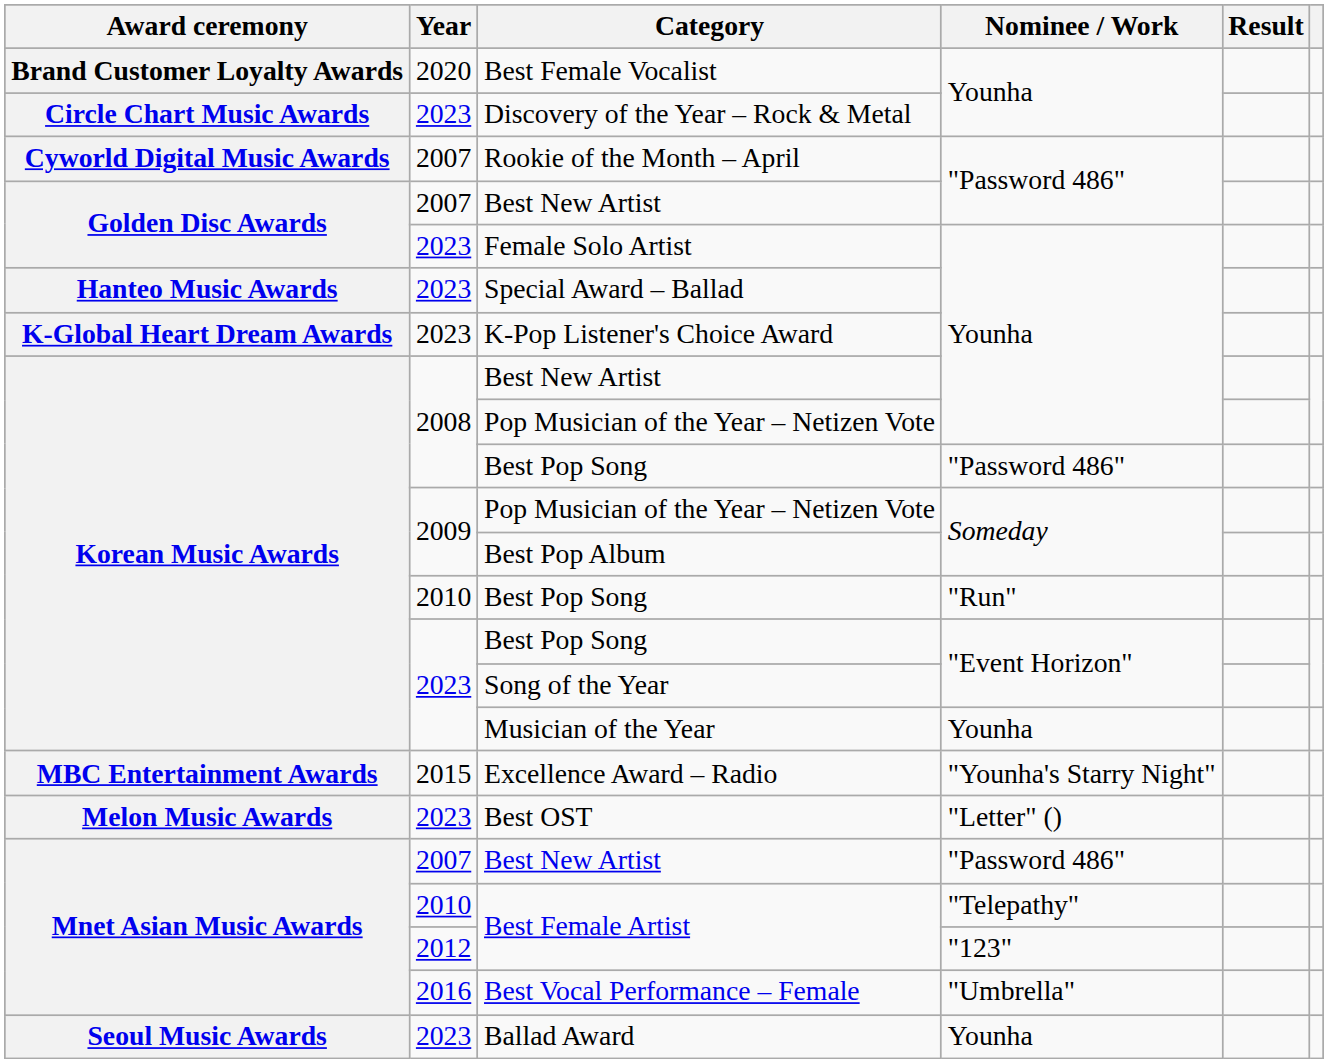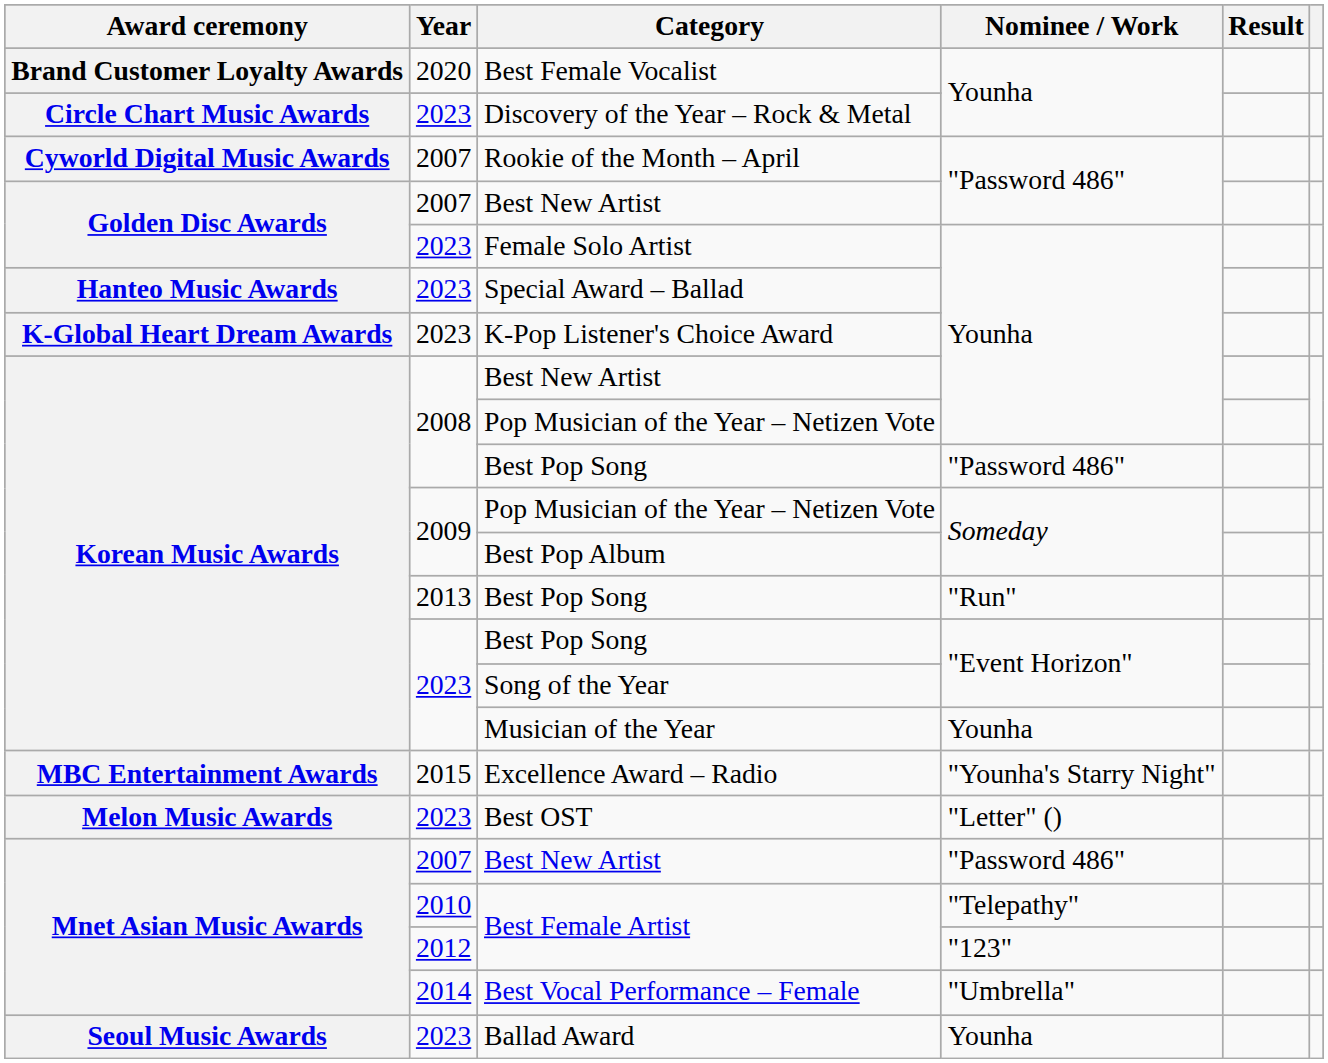(444, 597) 2010 -> (444, 597) 2013
(444, 992) 2016 -> (444, 992) 2014
